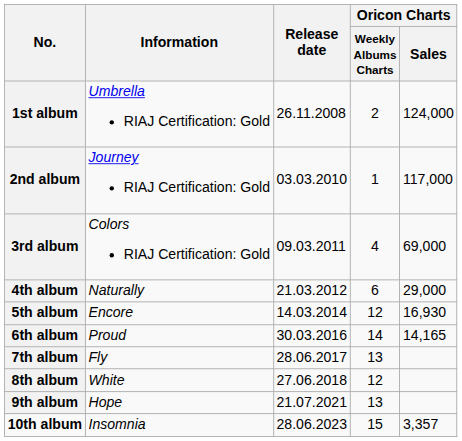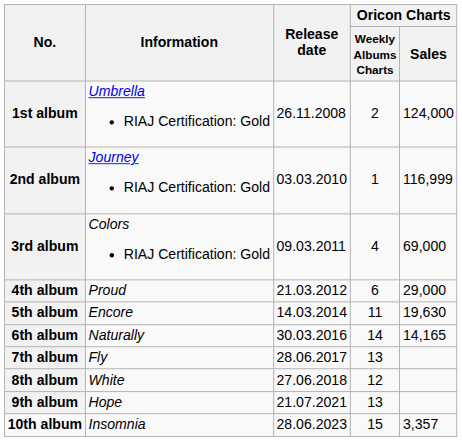(428, 180) 117,000 -> (428, 180) 116,999
(116, 290) Naturally -> (107, 290) Proud
(375, 313) 12 -> (375, 313) 11
(425, 313) 16,930 -> (425, 313) 19,630
(107, 335) Proud -> (116, 335) Naturally
